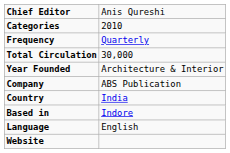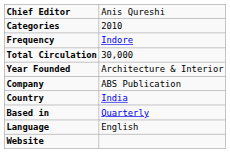(125, 40) Quarterly -> (117, 40) Indore
(117, 112) Indore -> (125, 112) Quarterly
